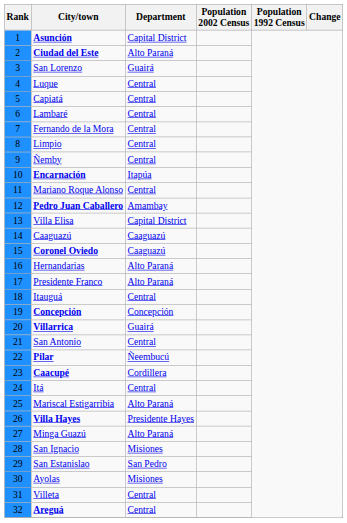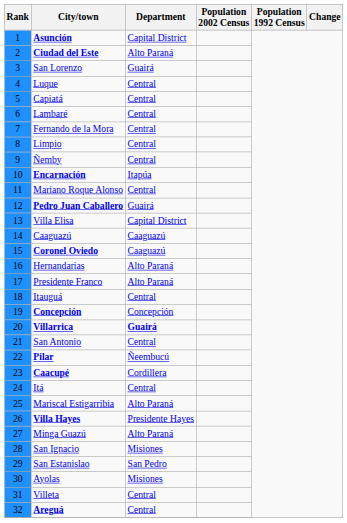(148, 205) Amambay -> (141, 205) Guairá
(141, 327) normal -> (142, 327) bold
